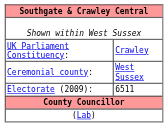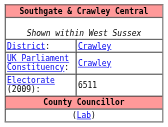+ row: (29, 46)
- row: (50, 72)
